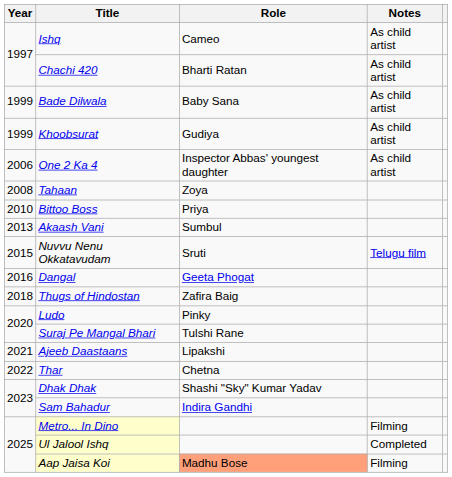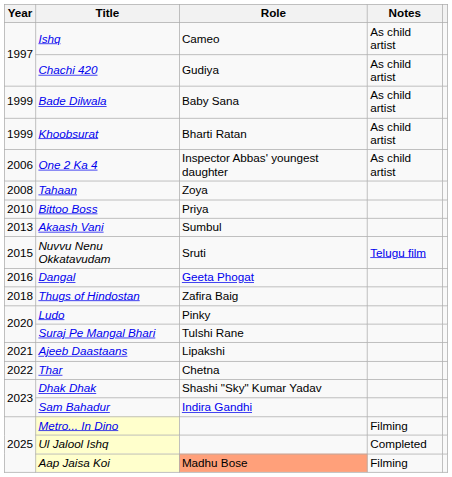(214, 70) Bharti Ratan -> (200, 70) Gudiya
(200, 133) Gudiya -> (214, 133) Bharti Ratan
